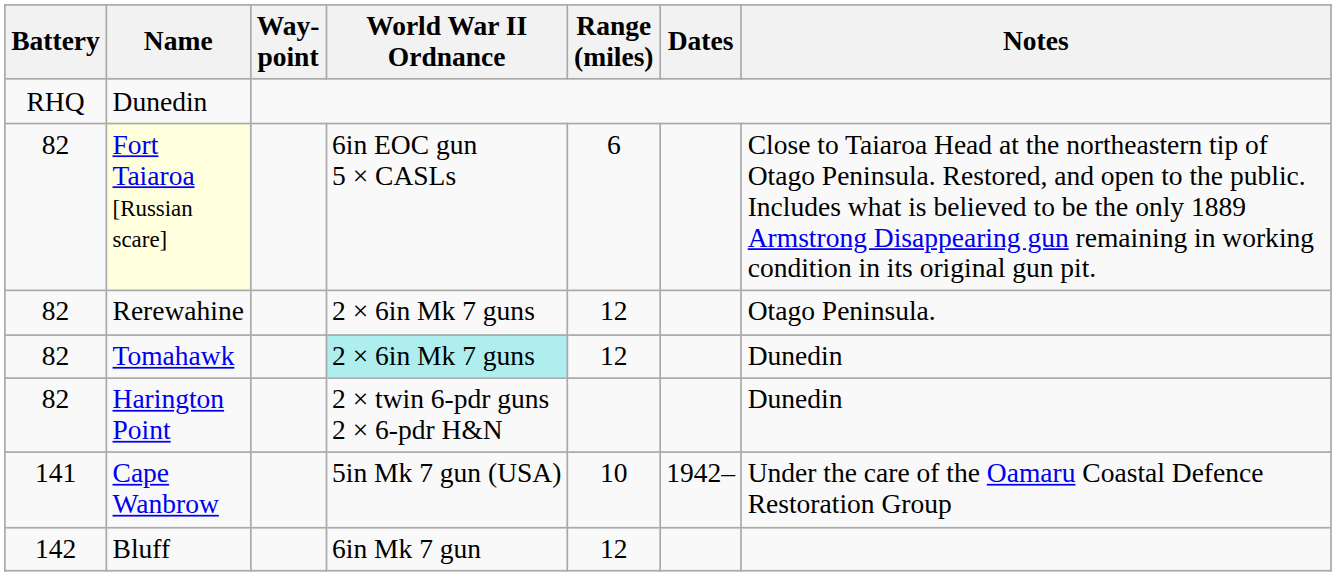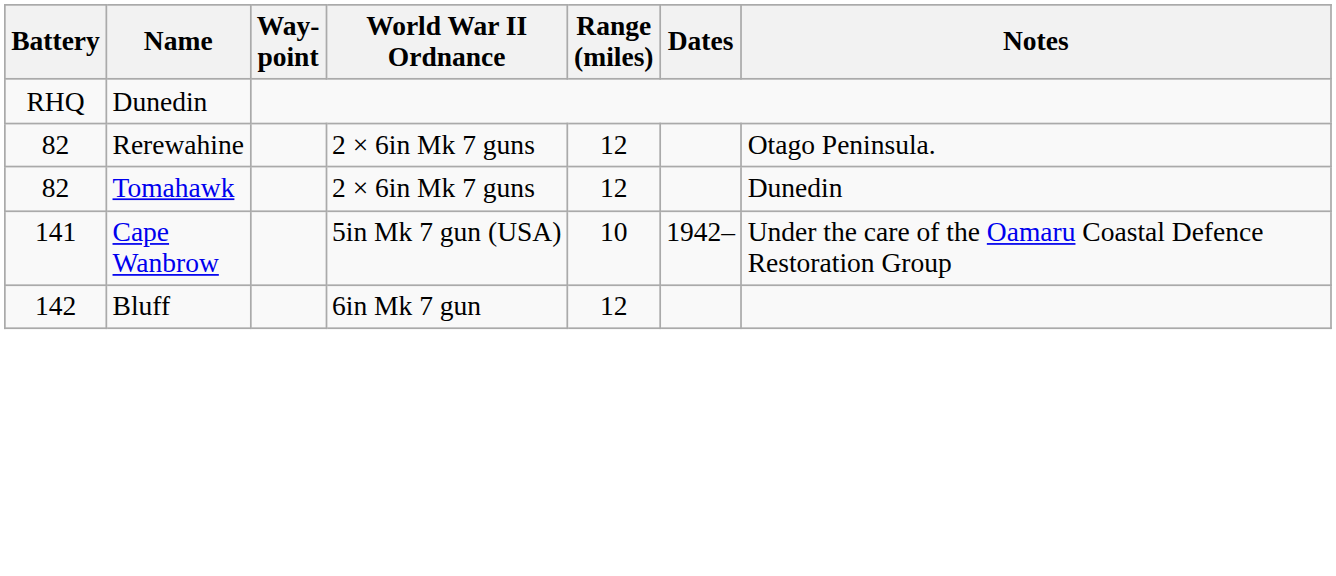- row: (154, 191)
(433, 355) paleturquoise background -> (433, 188) no background
- row: (168, 414)
